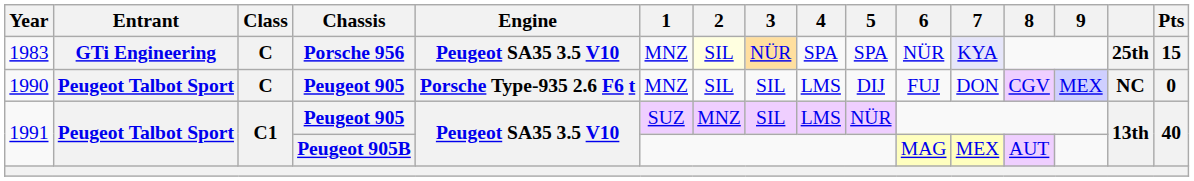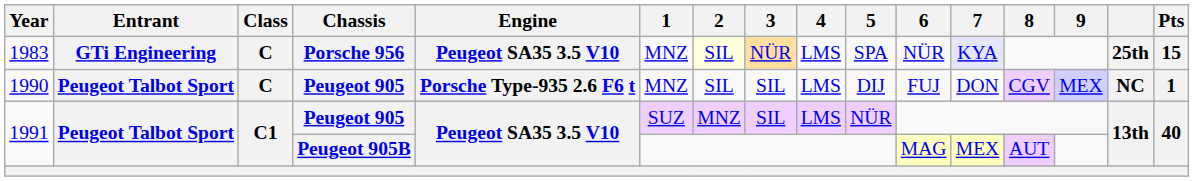(821, 52) SPA -> (821, 52) LMS
(1171, 84) 0 -> (1171, 84) 1
